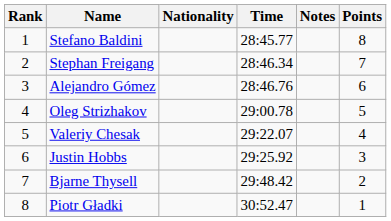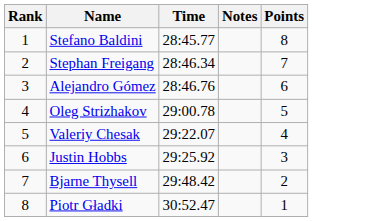- column: (198, 16)
